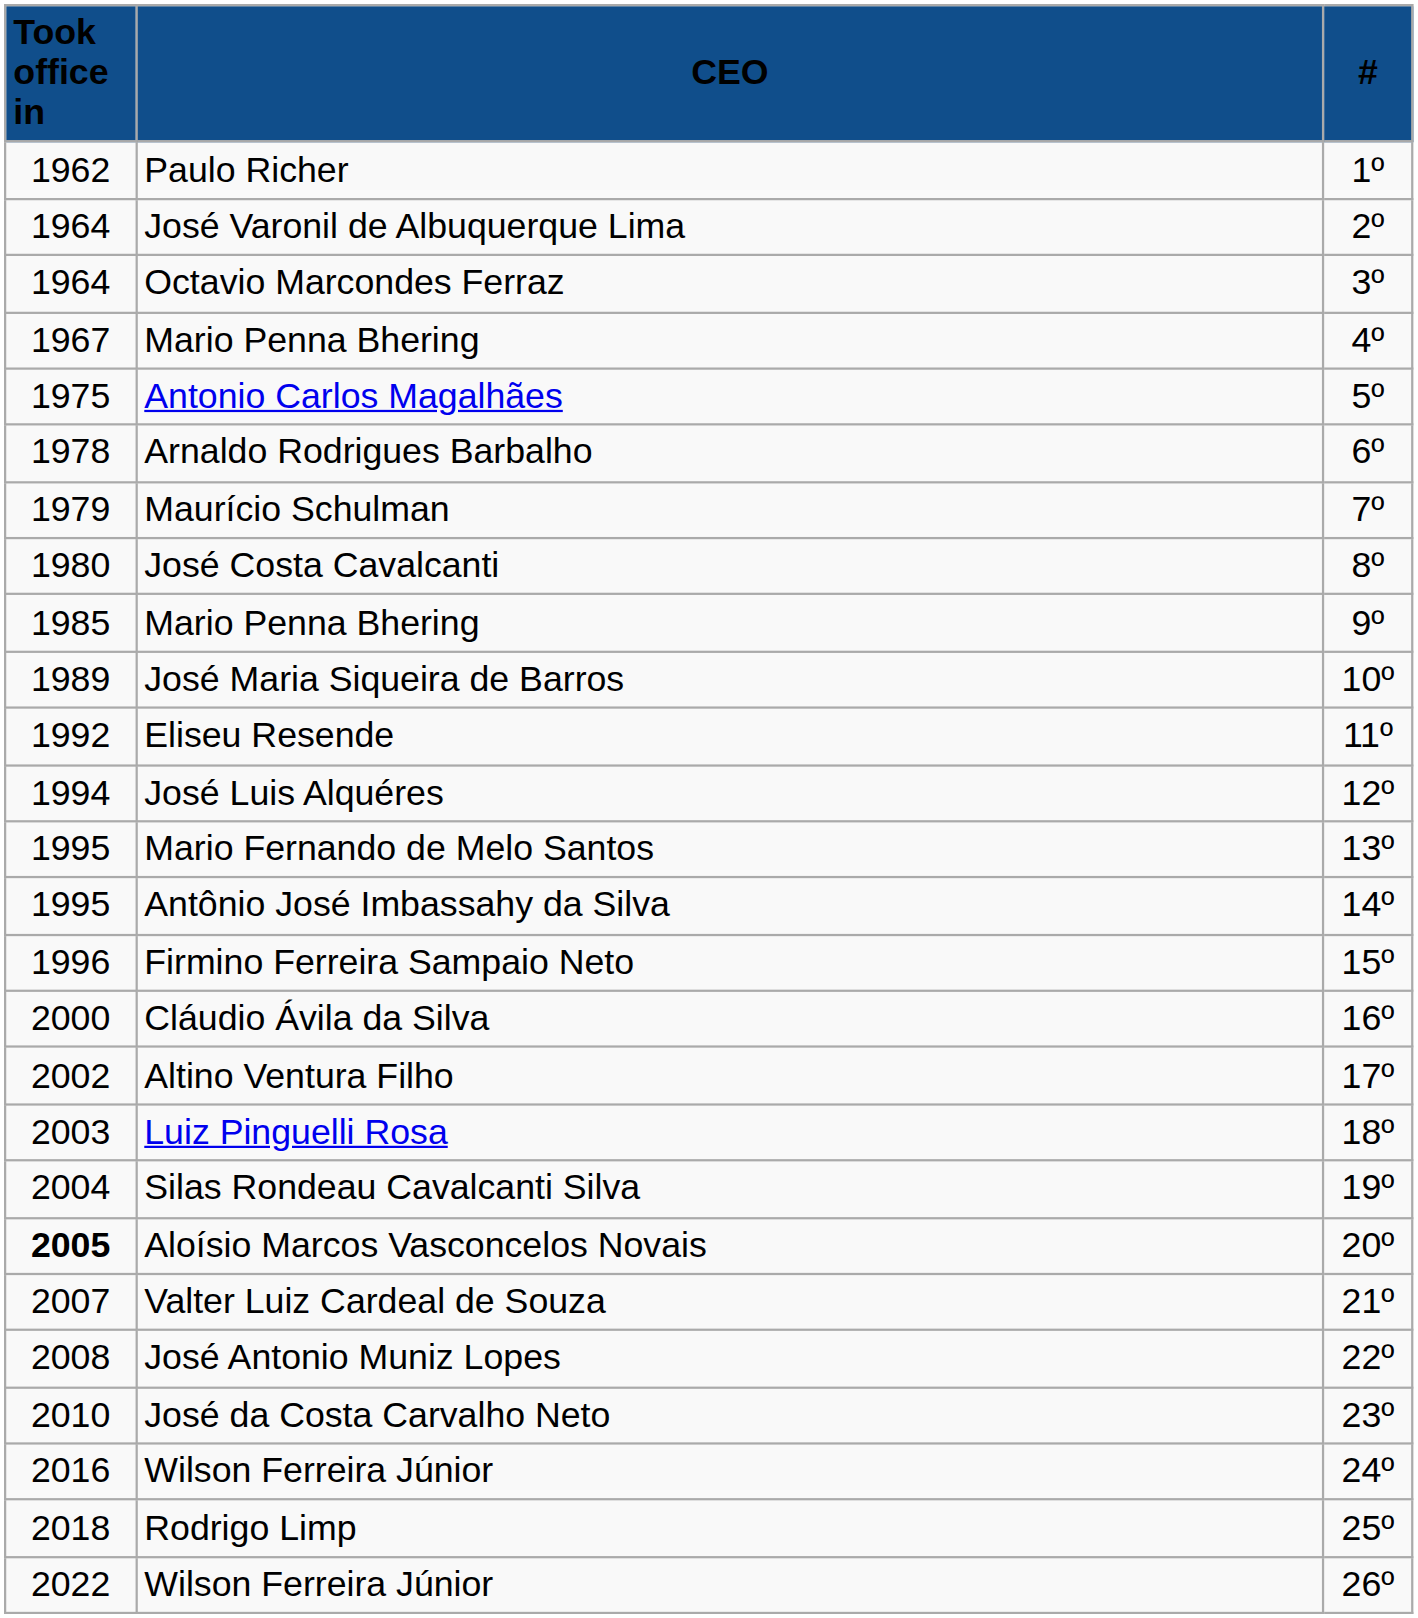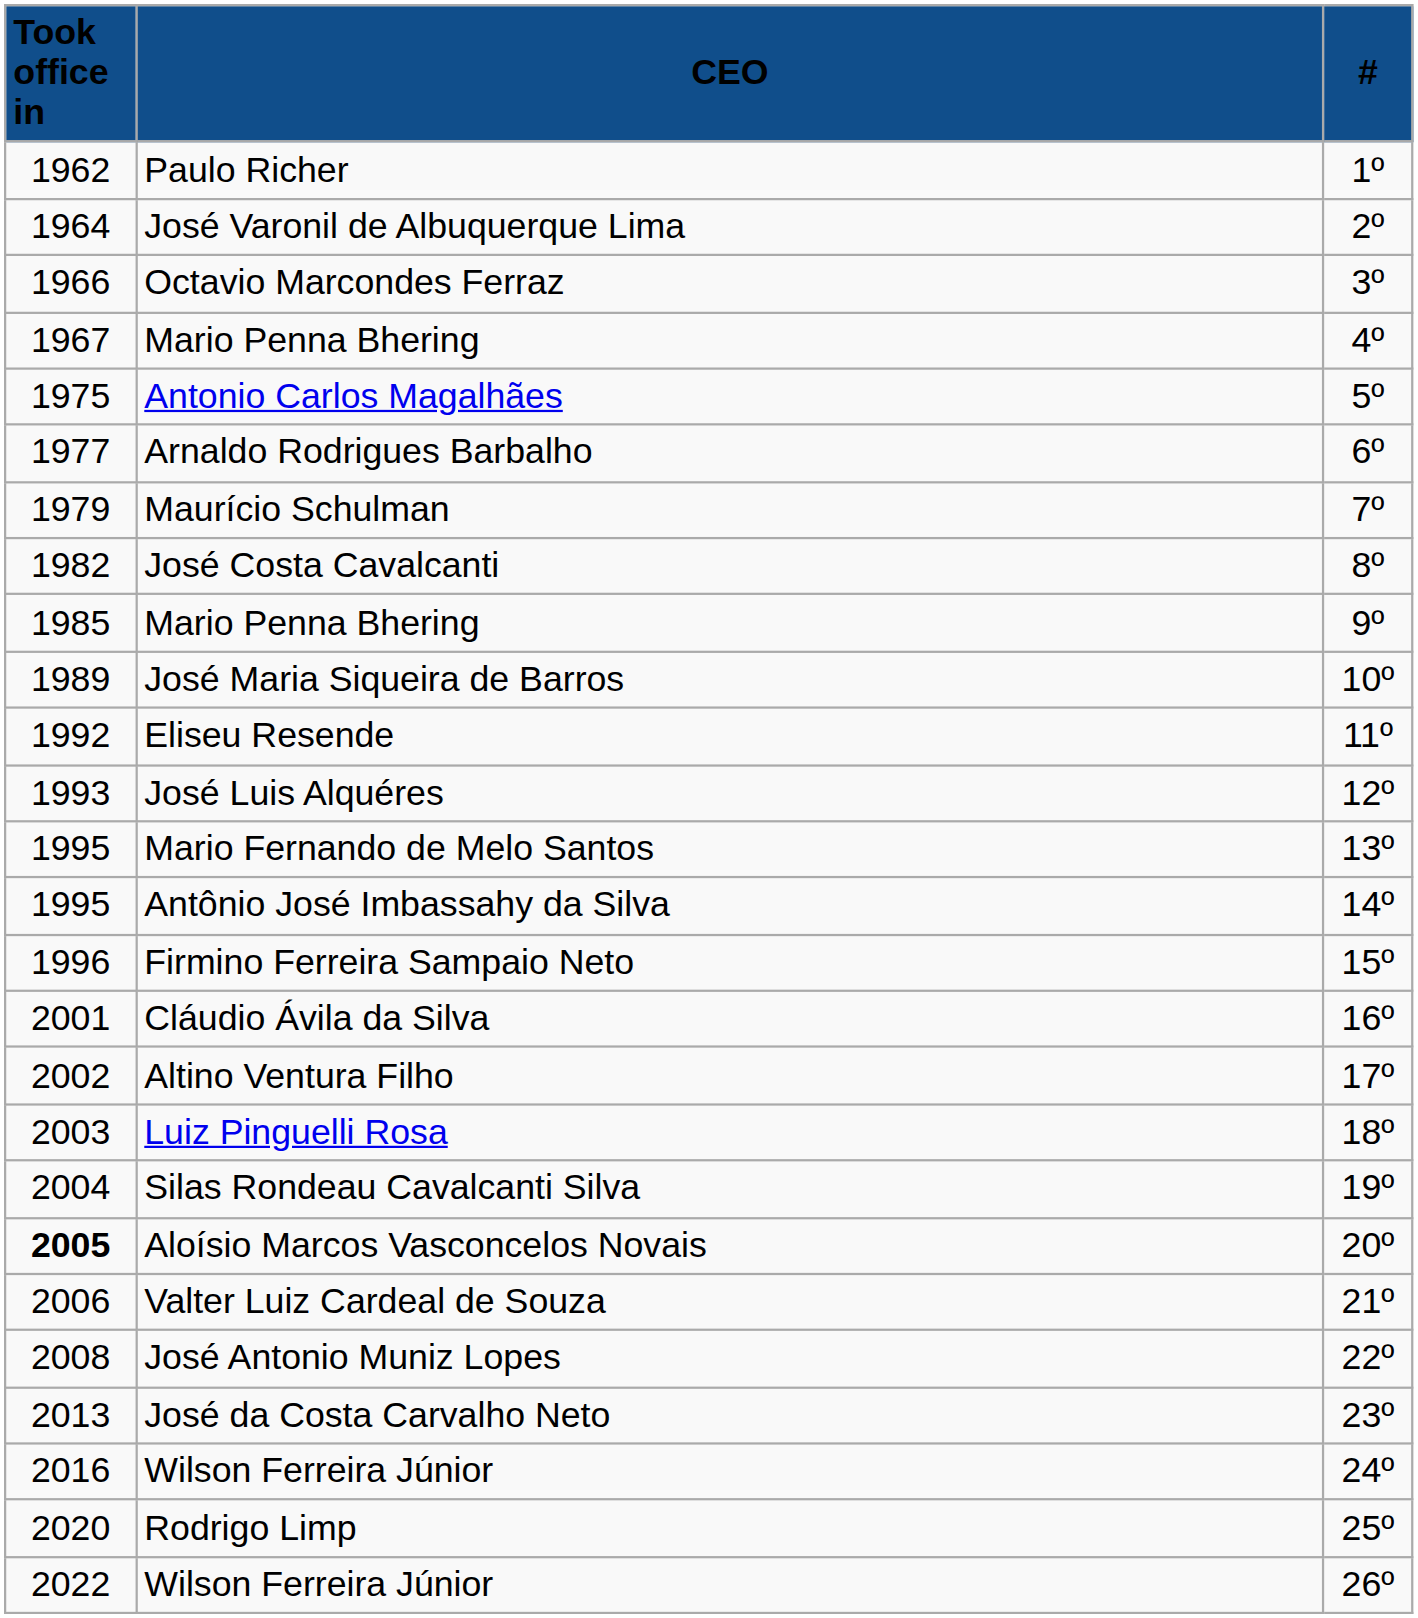(71, 282) 1964 -> (71, 282) 1966
(71, 452) 1978 -> (71, 452) 1977
(71, 565) 1980 -> (71, 565) 1982
(71, 792) 1994 -> (71, 792) 1993
(71, 1018) 2000 -> (71, 1018) 2001
(71, 1301) 2007 -> (71, 1301) 2006
(71, 1414) 2010 -> (71, 1414) 2013
(71, 1527) 2018 -> (71, 1527) 2020
